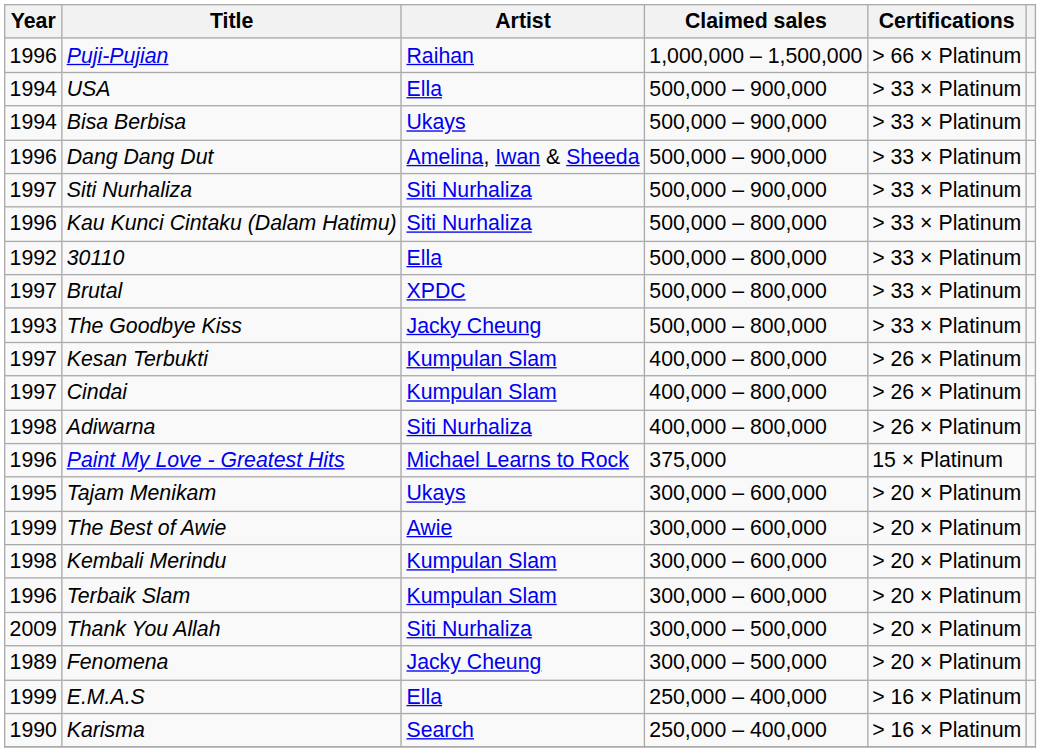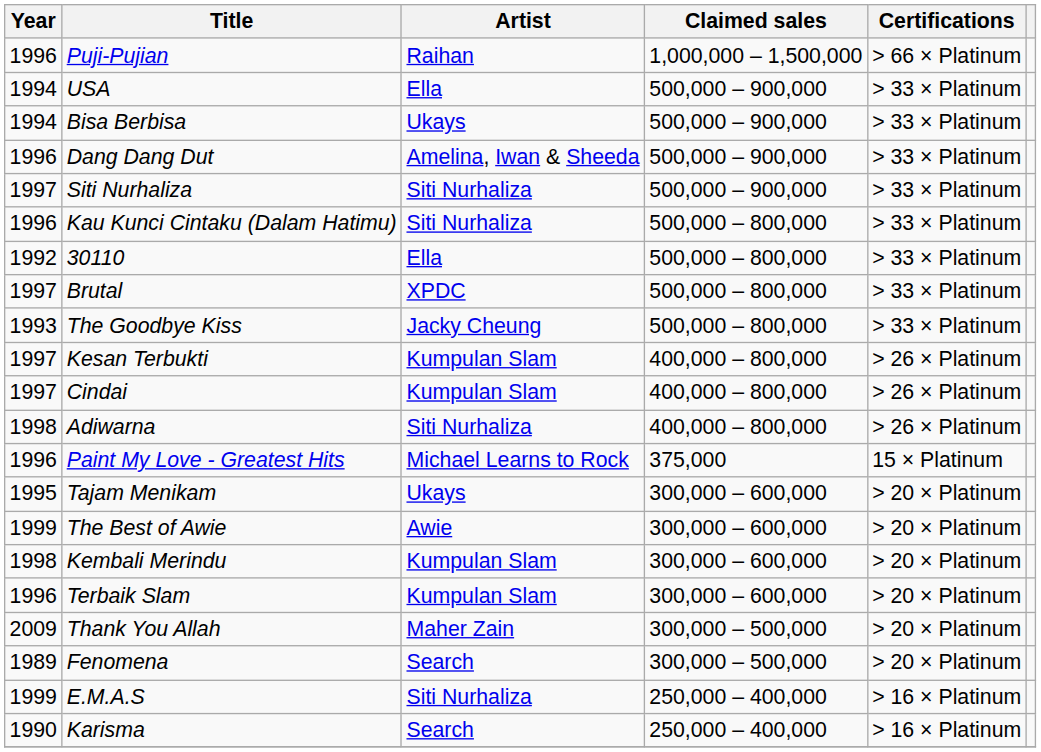(469, 628) Siti Nurhaliza -> (460, 628) Maher Zain
(474, 662) Jacky Cheung -> (440, 662) Search
(424, 696) Ella -> (469, 696) Siti Nurhaliza
